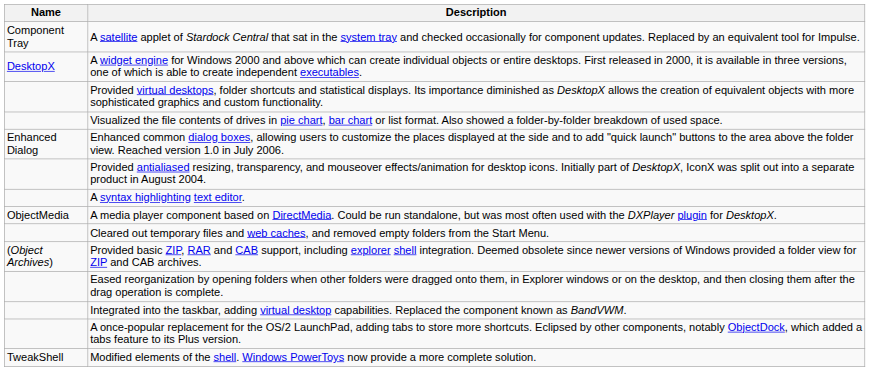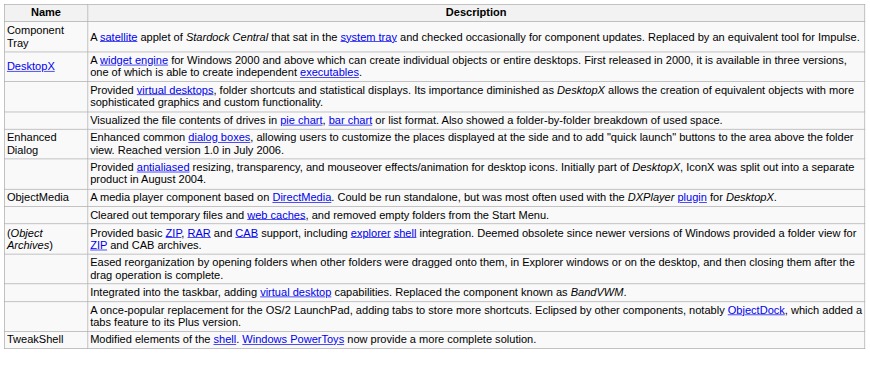- row: (167, 197)
